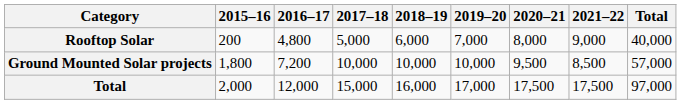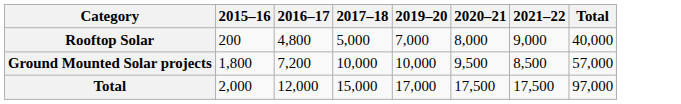- column: (421, 16)
